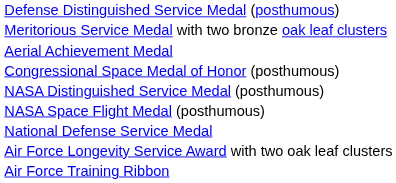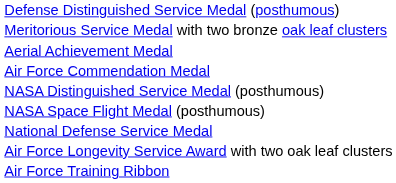+ row: (107, 71)
- row: (172, 71)
